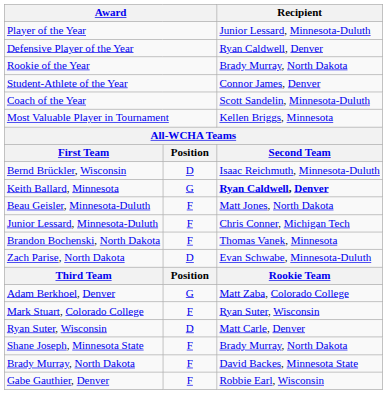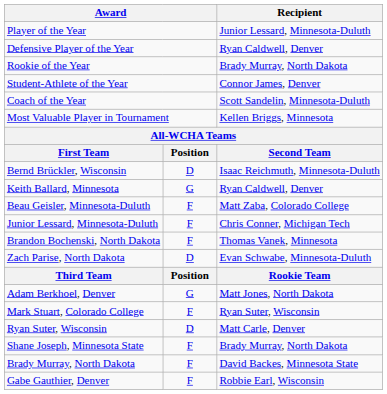(274, 188) bold -> (271, 188) normal
(276, 205) Matt Jones, North Dakota -> (284, 205) Matt Zaba, Colorado College
(284, 293) Matt Zaba, Colorado College -> (276, 293) Matt Jones, North Dakota
